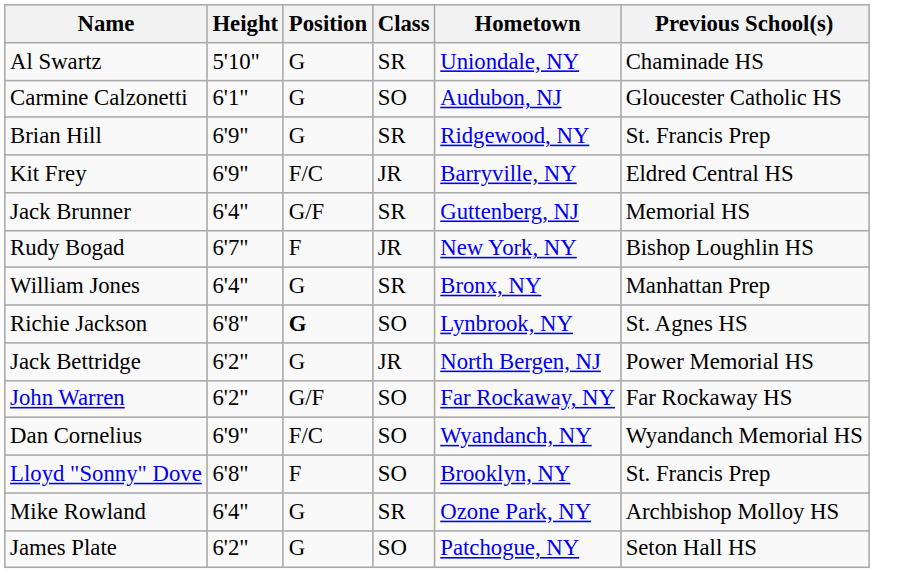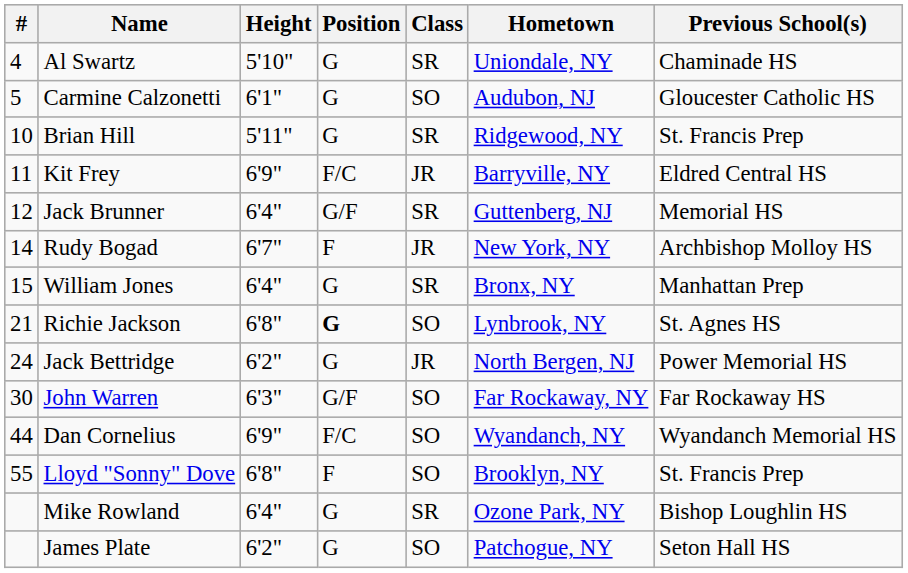+ column: (21, 23)
(230, 136) 6'9" -> (269, 136) 5'11"
(720, 248) Bishop Loughlin HS -> (766, 248) Archbishop Molloy HS
(230, 398) 6'2" -> (264, 398) 6'3"
(732, 511) Archbishop Molloy HS -> (753, 511) Bishop Loughlin HS
